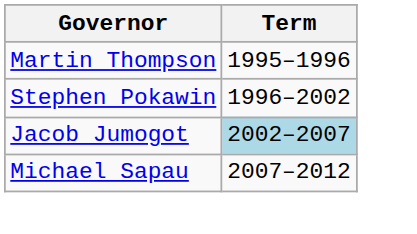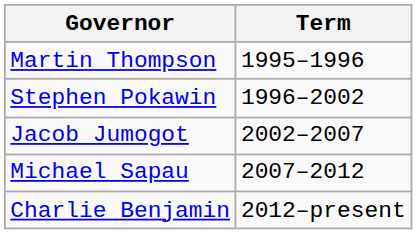(289, 135) lightblue background -> (303, 135) no background
+ row: (120, 210)
